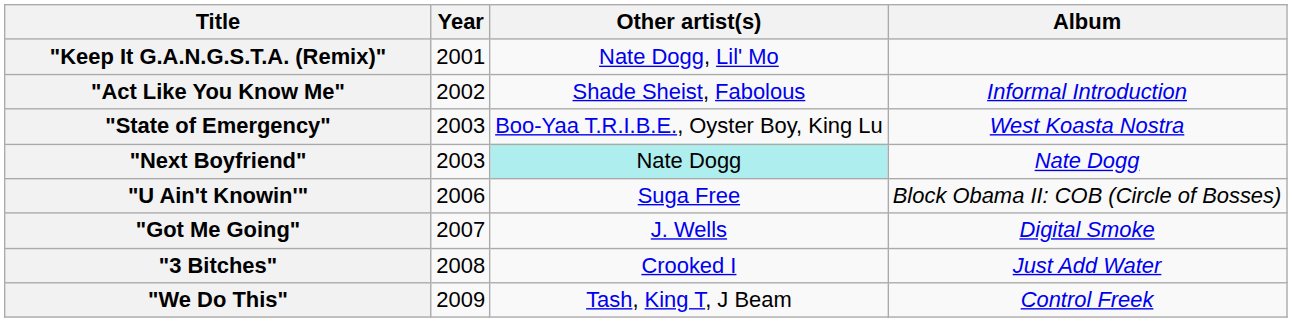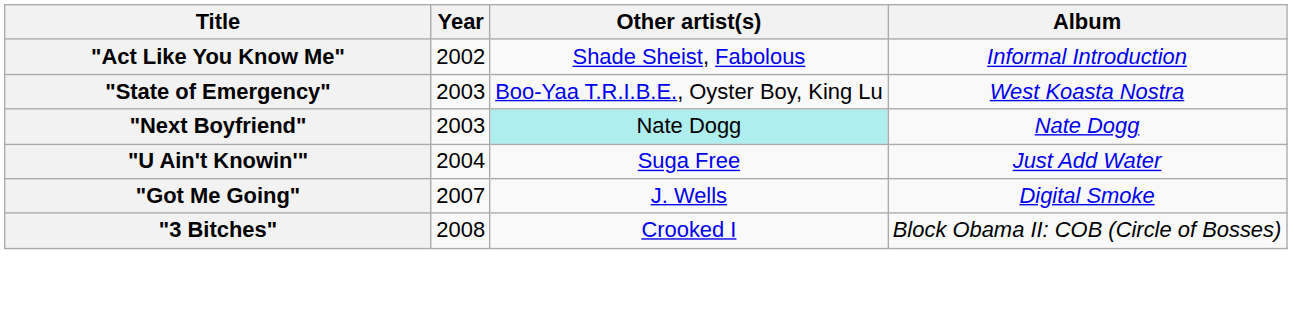- row: (218, 56)
(461, 195) 2006 -> (461, 160) 2004
(1087, 195) Block Obama II: COB (Circle of Bosses) -> (1087, 160) Just Add Water
(1087, 265) Just Add Water -> (1087, 230) Block Obama II: COB (Circle of Bosses)
- row: (218, 299)
